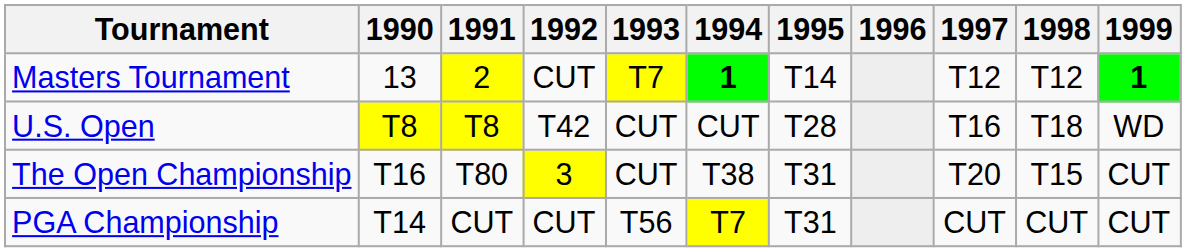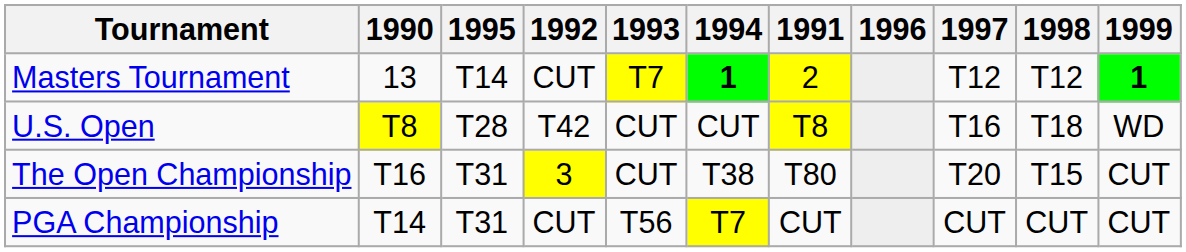columns swapped: (482, 29) <-> (810, 29)
